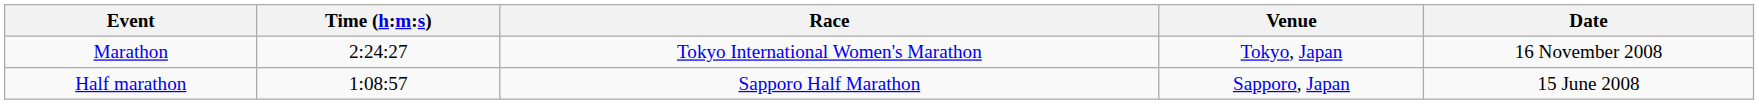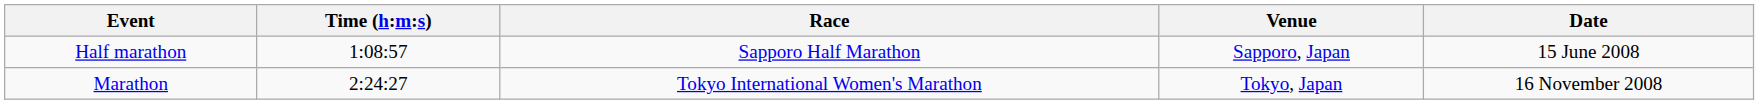rows swapped: (131, 83) <-> (131, 52)
